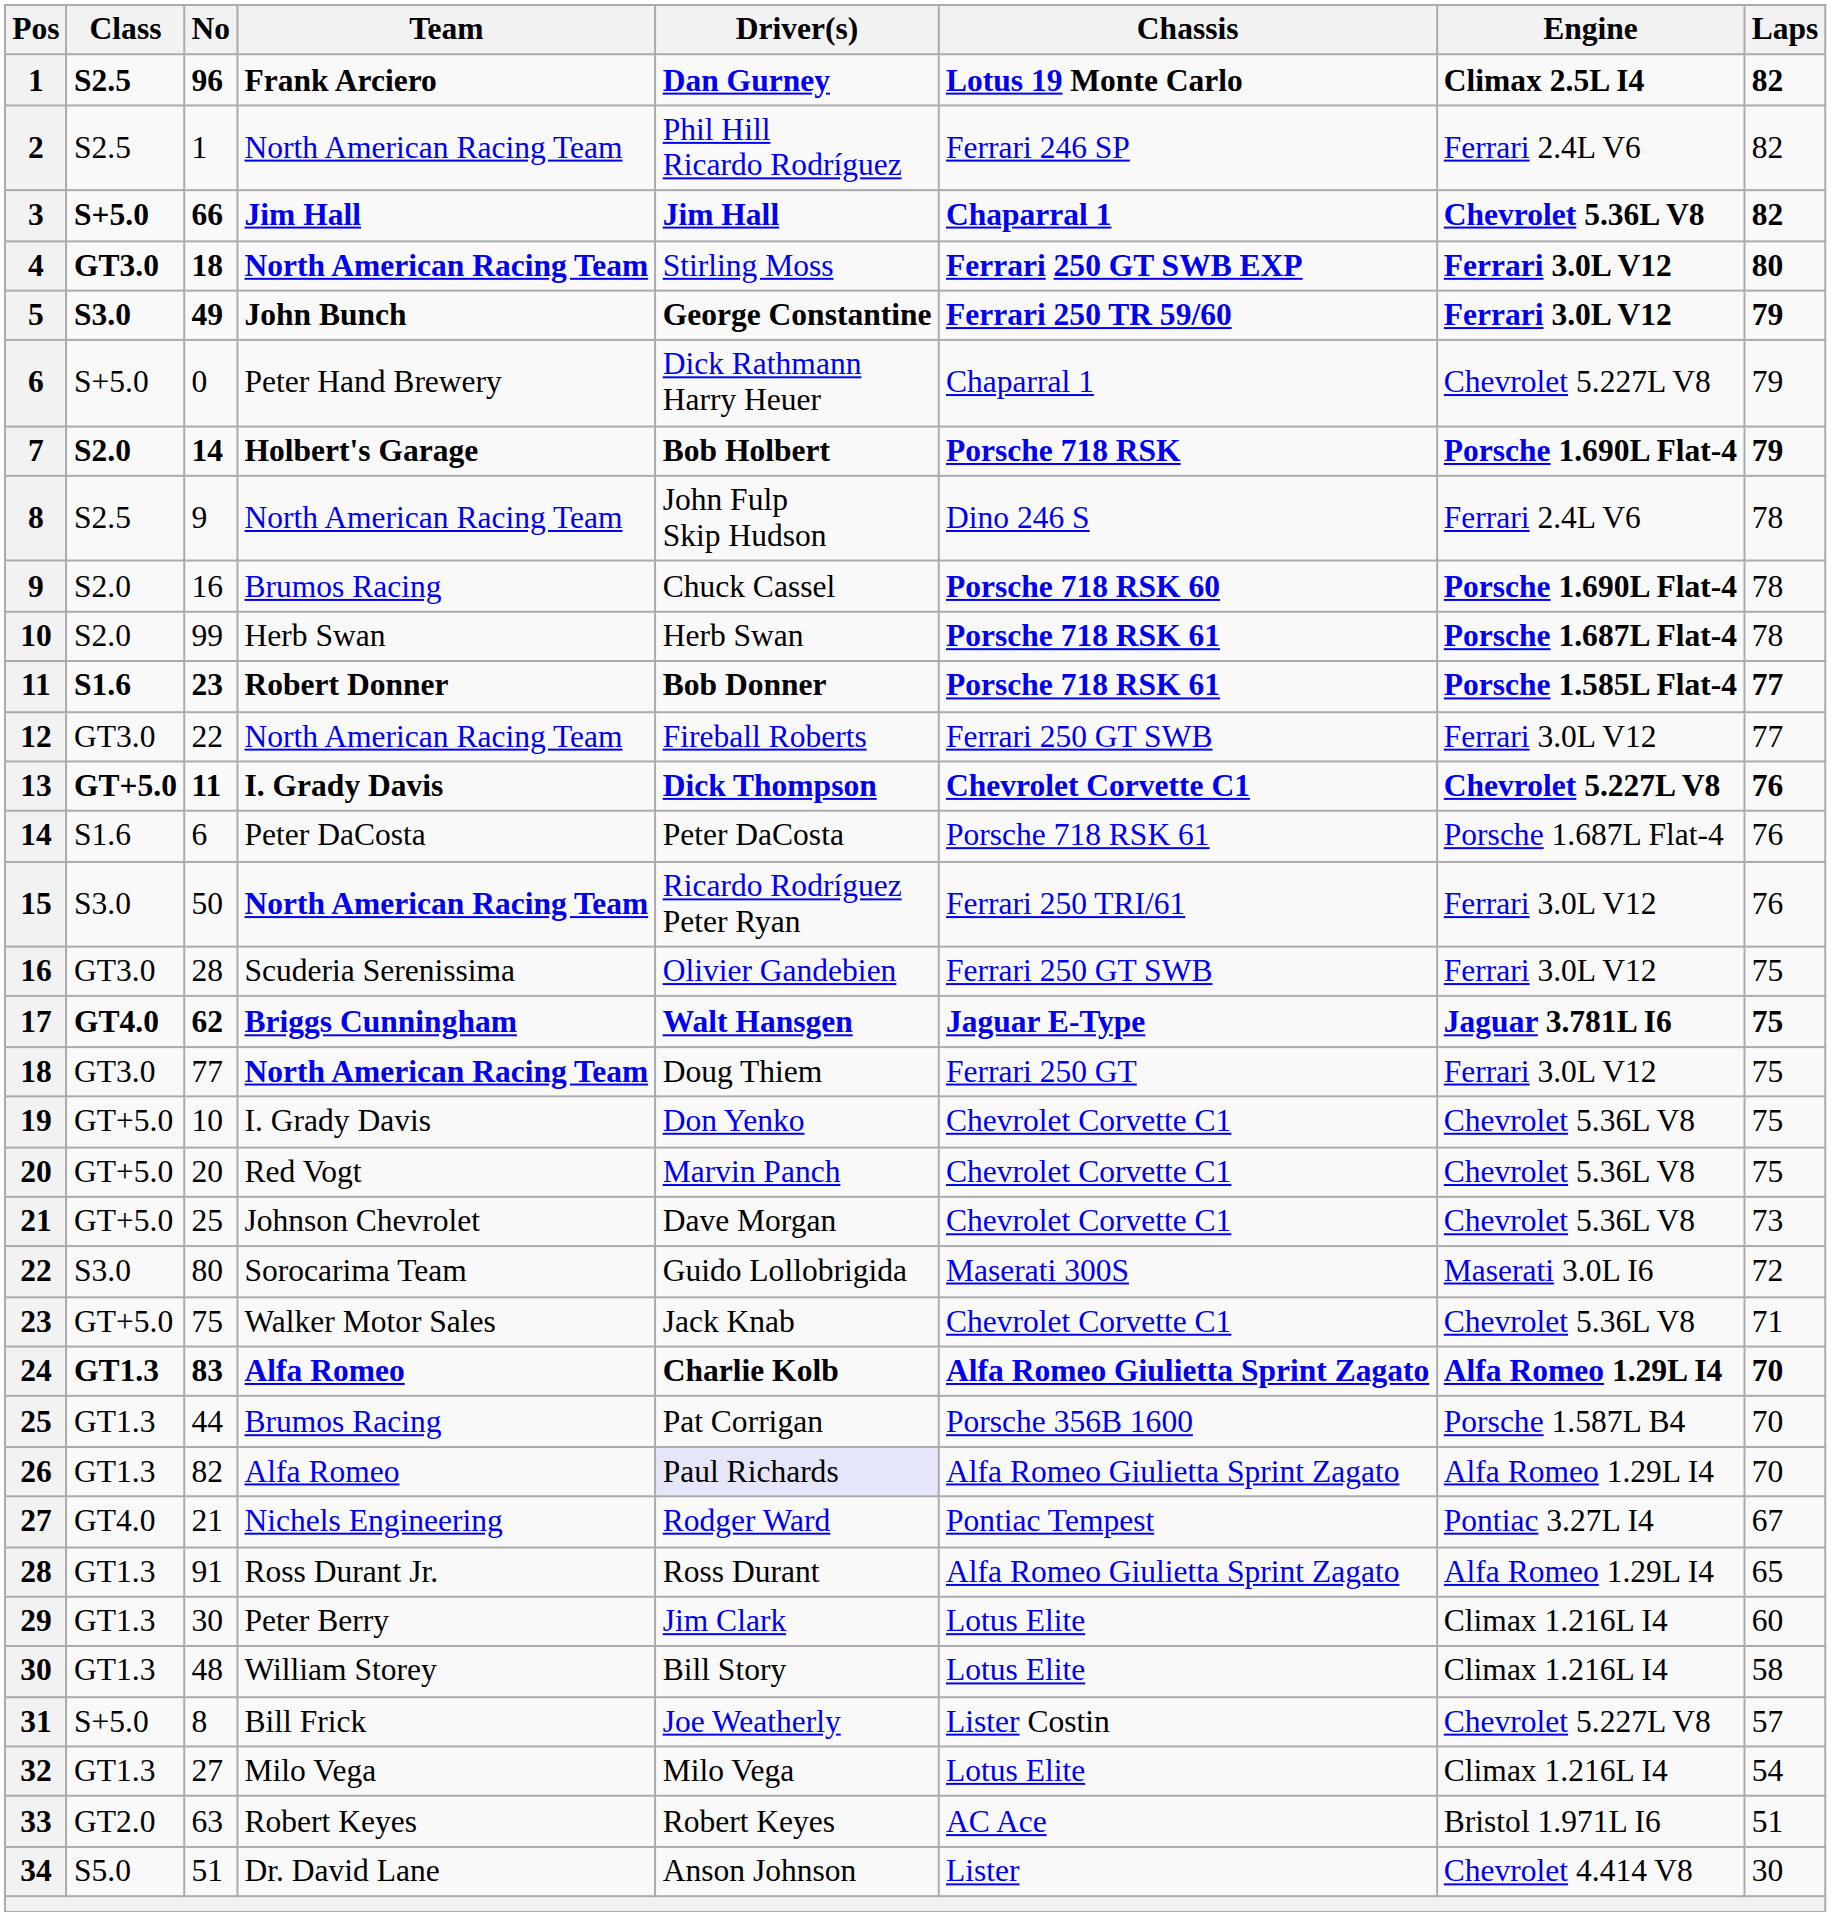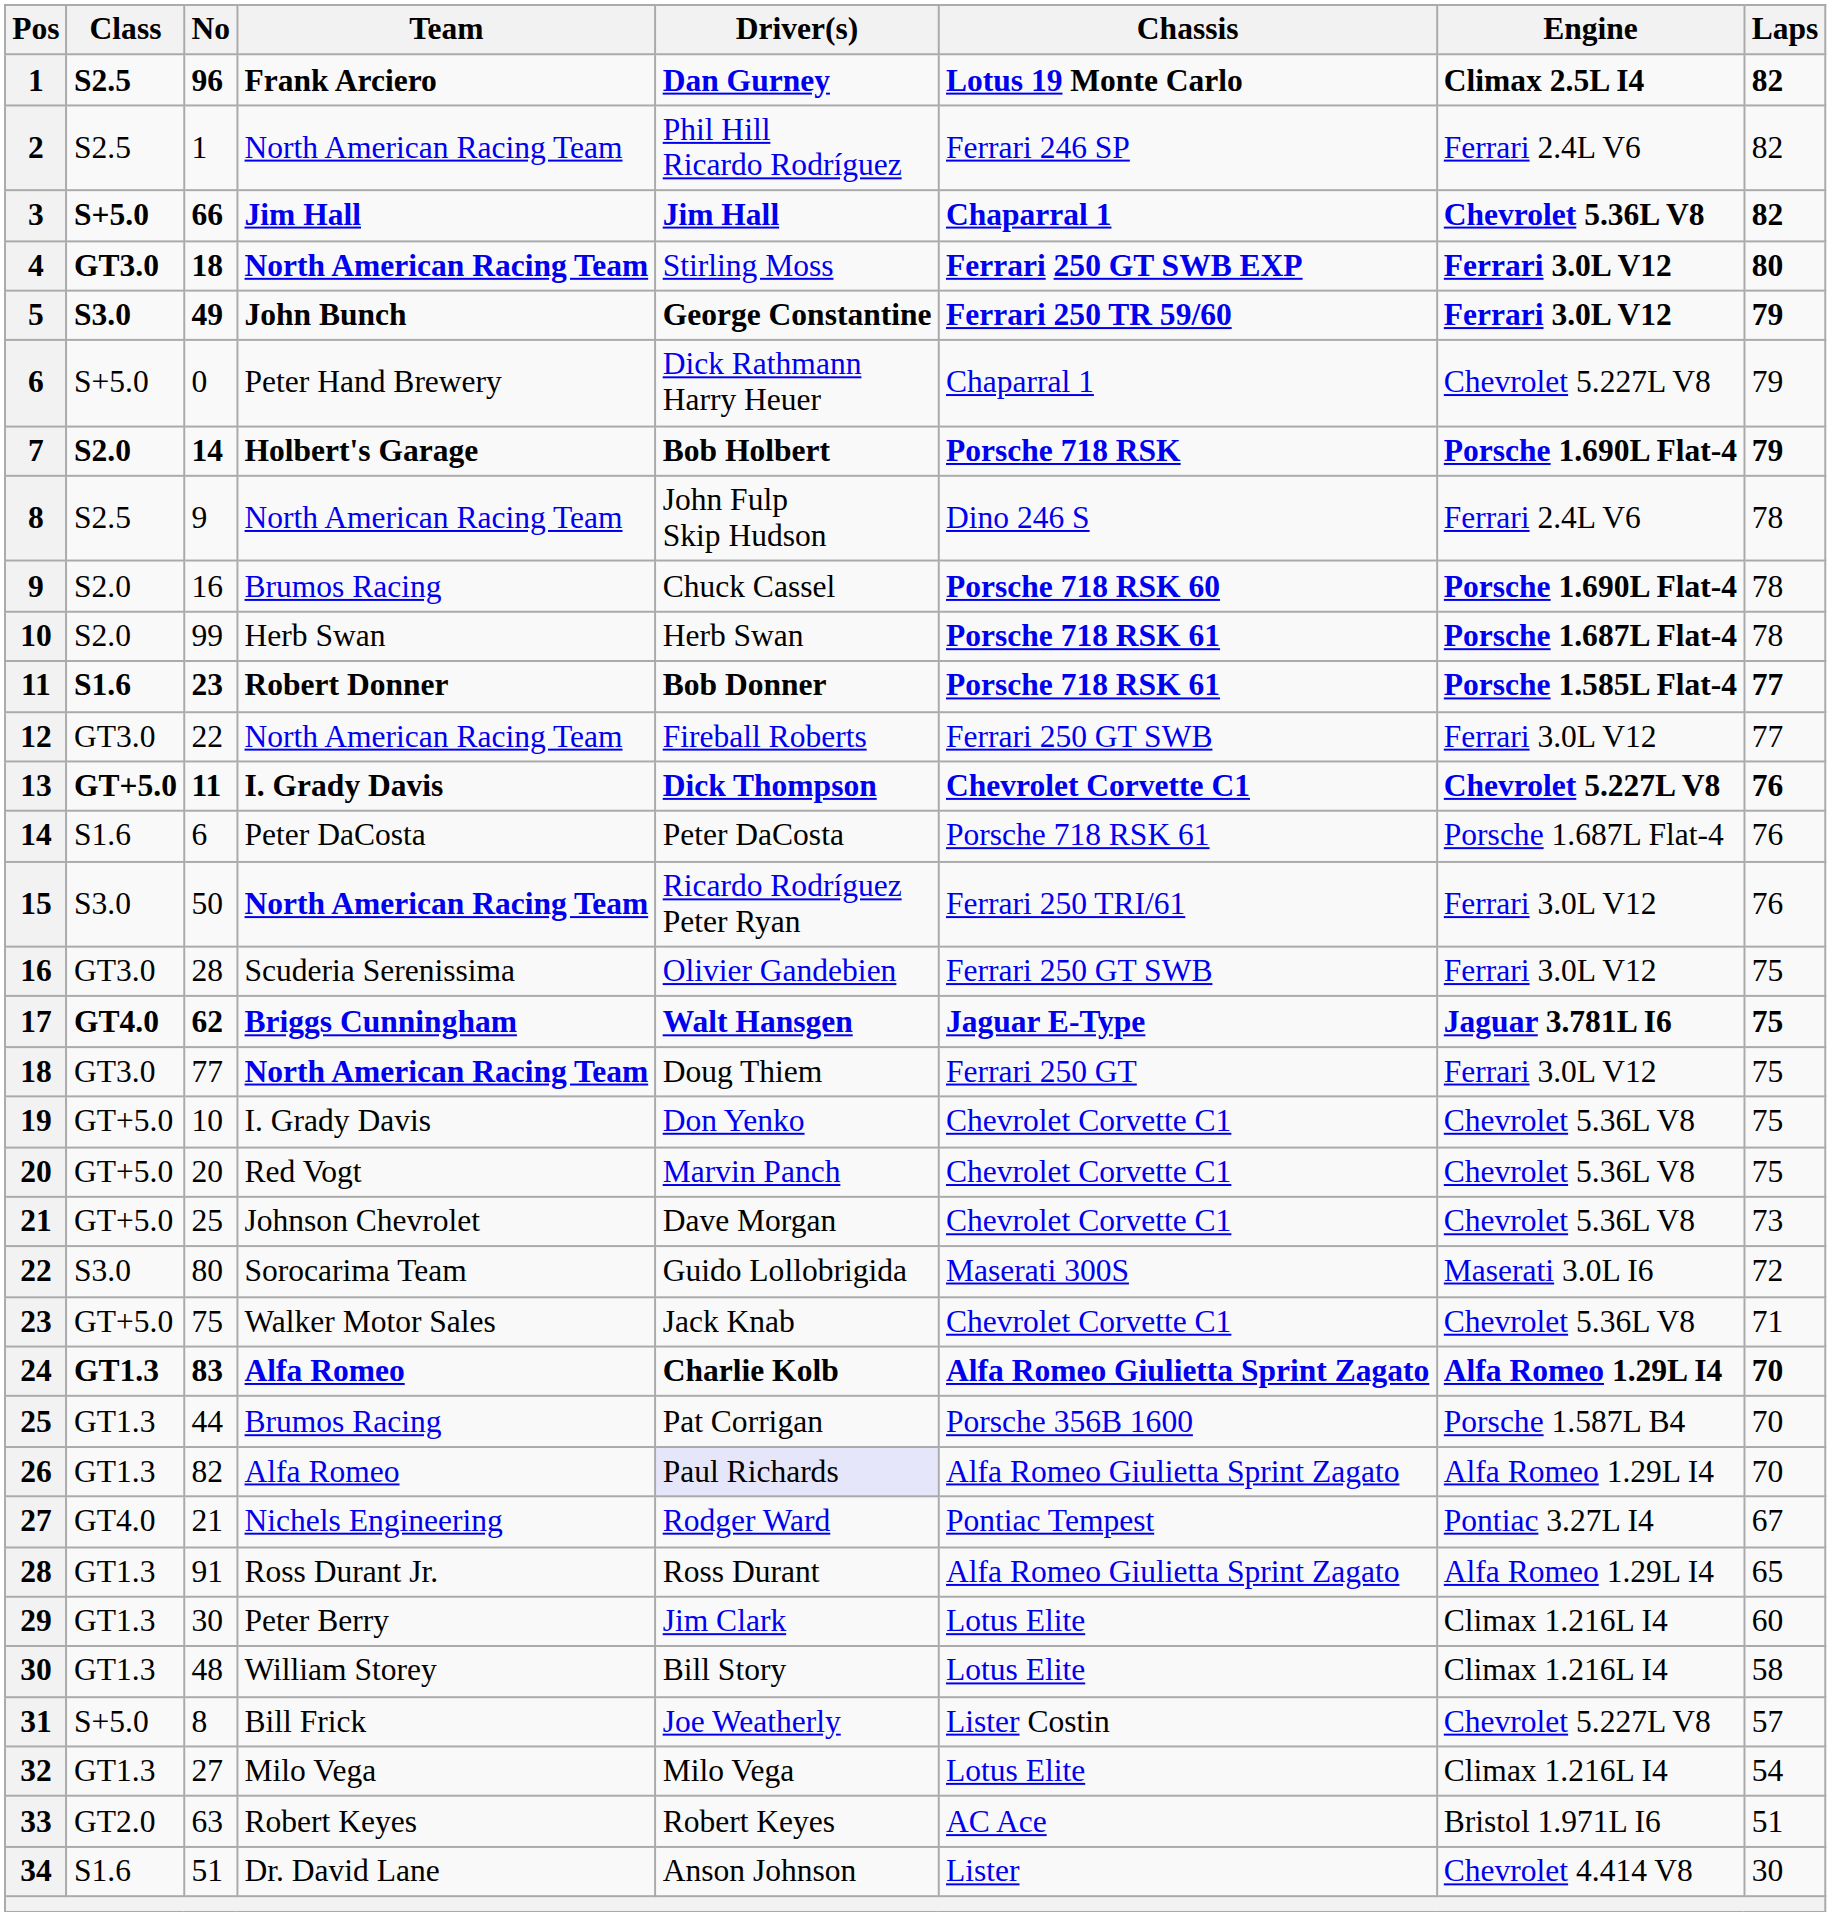(103, 1870) S5.0 -> (103, 1870) S1.6
